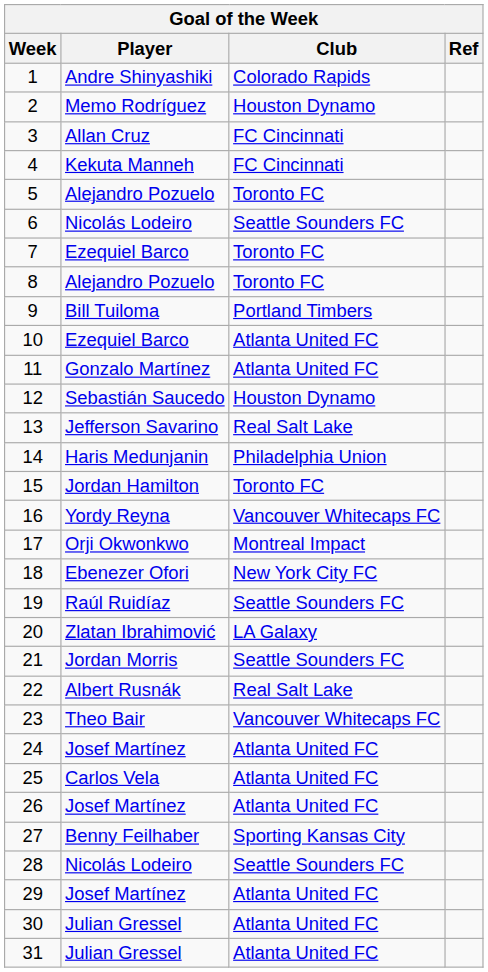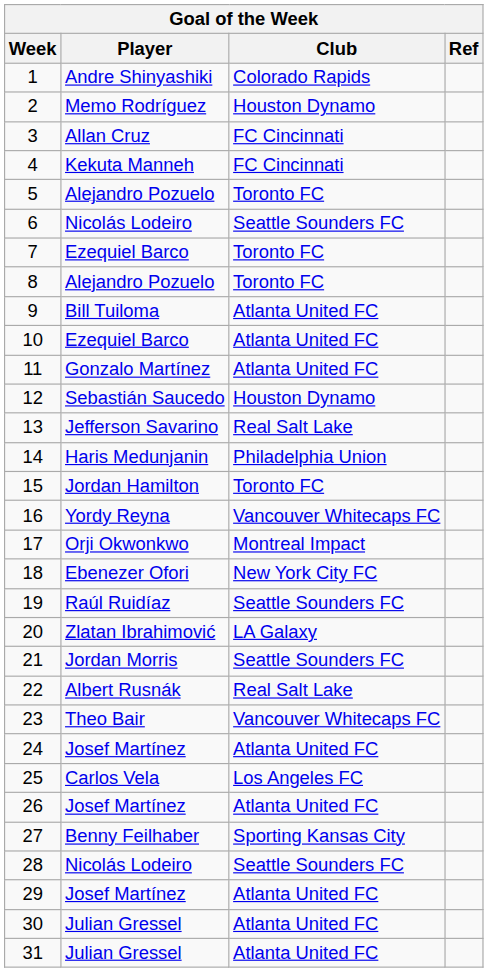(303, 310) Portland Timbers -> (306, 310) Atlanta United FC
(306, 777) Atlanta United FC -> (298, 777) Los Angeles FC
